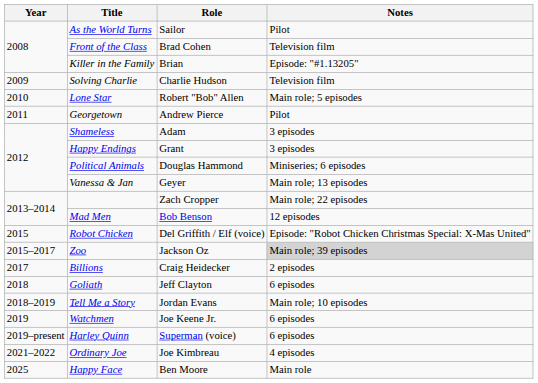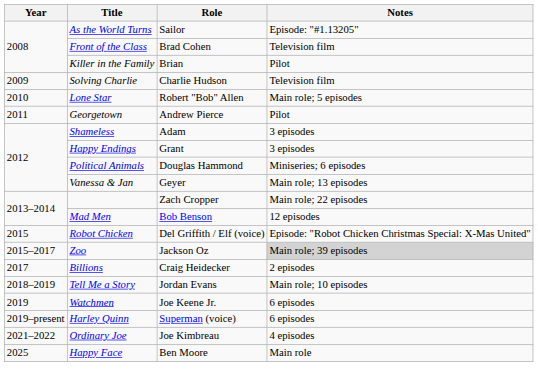(280, 30) Pilot -> (314, 30) Episode: "#1.13205"
(314, 64) Episode: "#1.13205" -> (280, 64) Pilot
- row: (86, 285)
